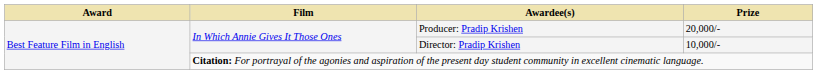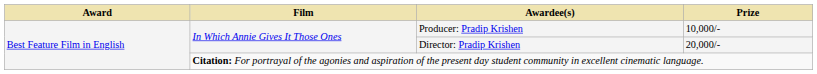(703, 28) 20,000/- -> (703, 28) 10,000/-
(703, 45) 10,000/- -> (703, 45) 20,000/-
